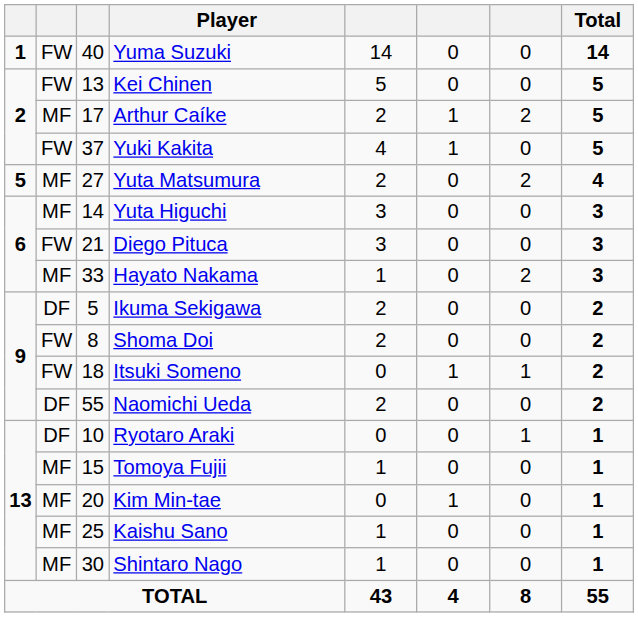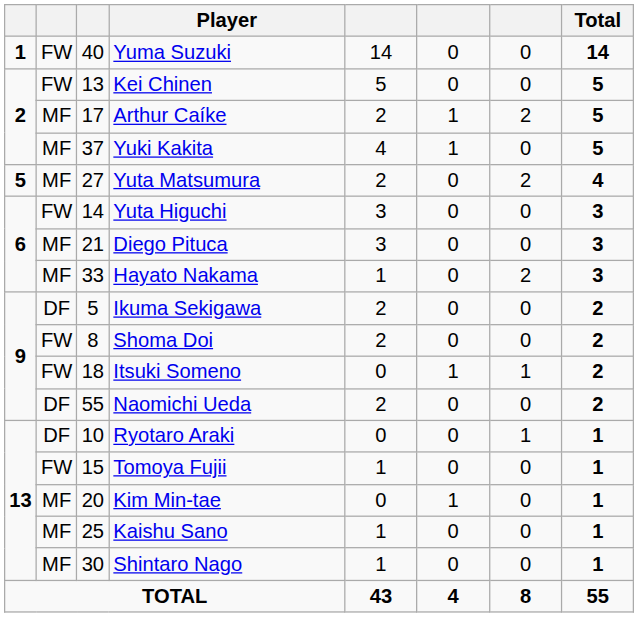(57, 148) FW -> (57, 148) MF
(57, 212) MF -> (57, 212) FW
(57, 244) FW -> (57, 244) MF
(57, 468) MF -> (57, 468) FW
